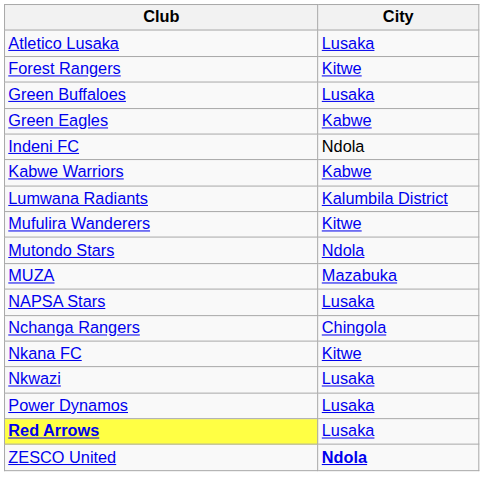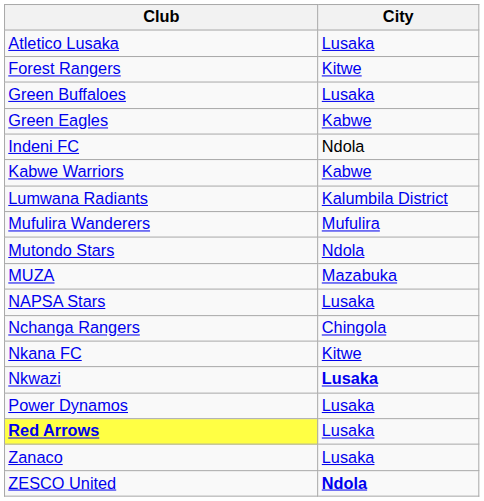(342, 224) Kitwe -> (351, 224) Mufulira
(348, 379) normal -> (350, 379) bold
+ row: (35, 457)
